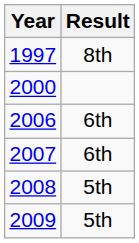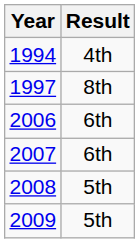+ row: (33, 54)
- row: (33, 87)
